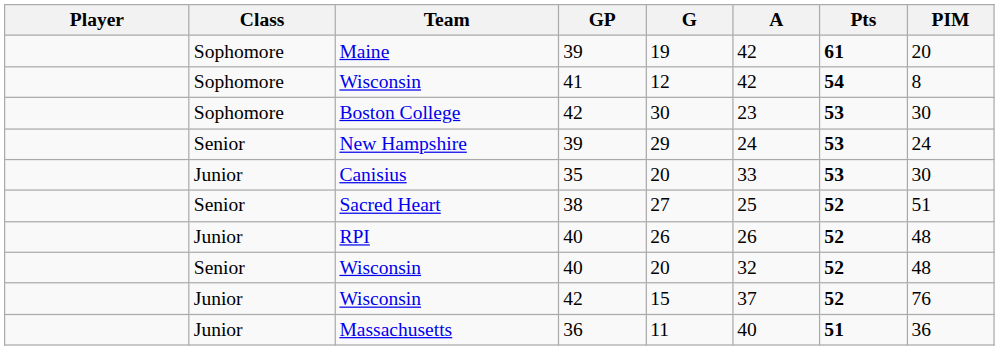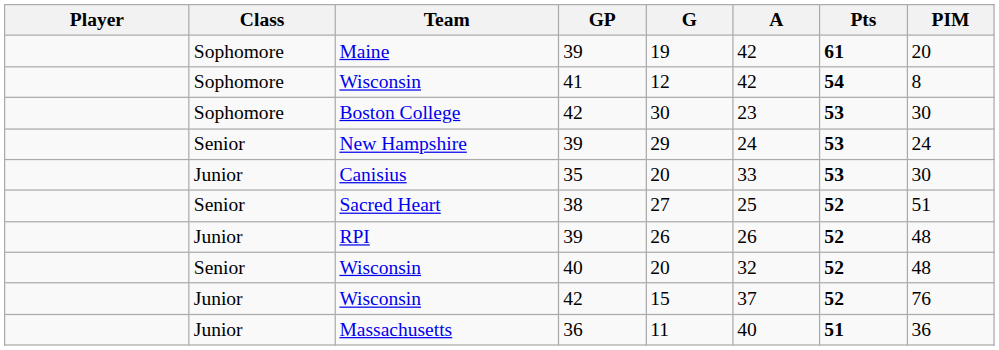(573, 236) 40 -> (573, 236) 39
